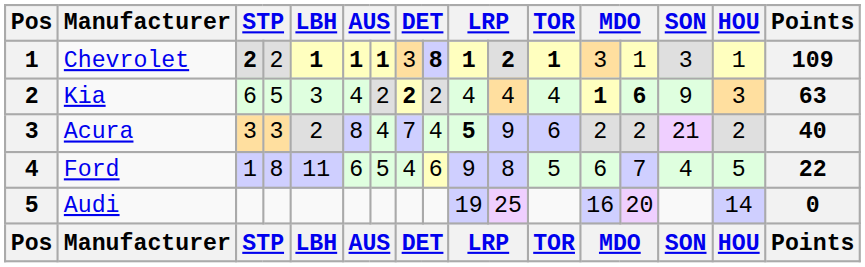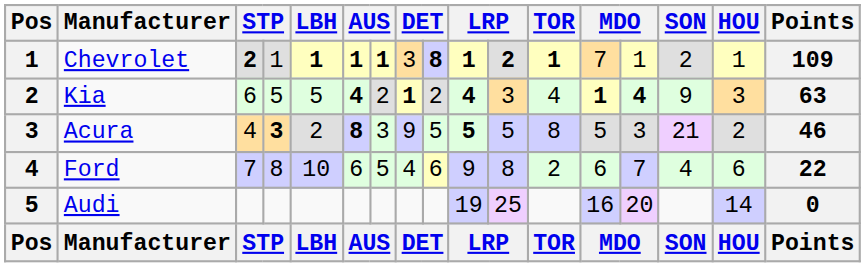(276, 60) 2 -> (276, 60) 1
(600, 60) 3 -> (600, 60) 7
(686, 60) 3 -> (686, 60) 2
(316, 96) 3 -> (316, 96) 5
(356, 96) normal -> (356, 96) bold
(409, 96) 2 -> (409, 96) 1
(469, 96) normal -> (469, 96) bold
(508, 96) 4 -> (508, 96) 3
(639, 96) 6 -> (639, 96) 4
(250, 133) 3 -> (250, 133) 4
(276, 133) normal -> (276, 133) bold
(356, 133) normal -> (356, 133) bold
(383, 133) 4 -> (383, 133) 3
(409, 133) 7 -> (409, 133) 9
(436, 133) 4 -> (436, 133) 5
(508, 133) 9 -> (508, 133) 5
(554, 133) 6 -> (554, 133) 8
(600, 133) 2 -> (600, 133) 5
(639, 133) 2 -> (639, 133) 3
(813, 133) 40 -> (813, 133) 46
(250, 170) 1 -> (250, 170) 7
(316, 170) 11 -> (316, 170) 10
(554, 170) 5 -> (554, 170) 2
(739, 170) 5 -> (739, 170) 6
